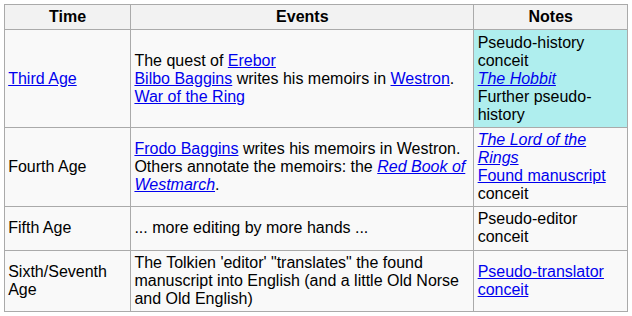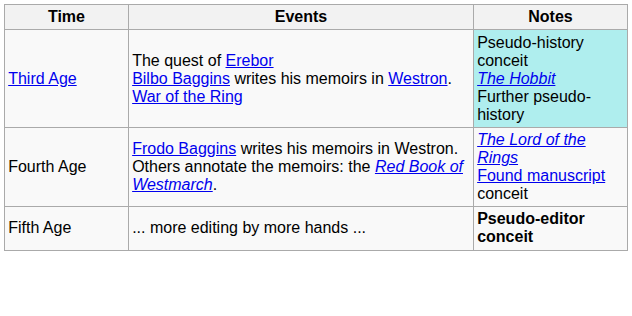(527, 228) normal -> (531, 228) bold
- row: (58, 280)
